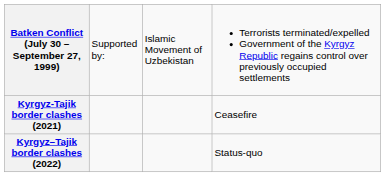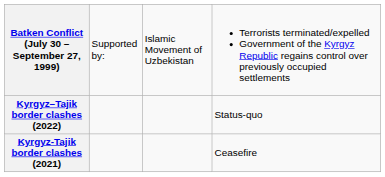rows swapped: (47, 114) <-> (47, 152)
